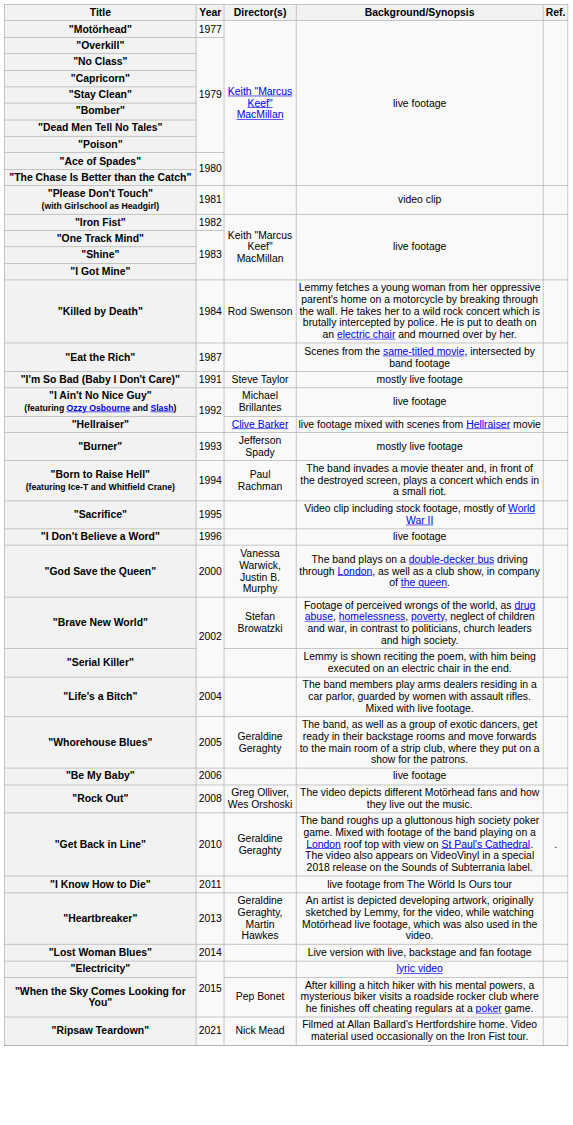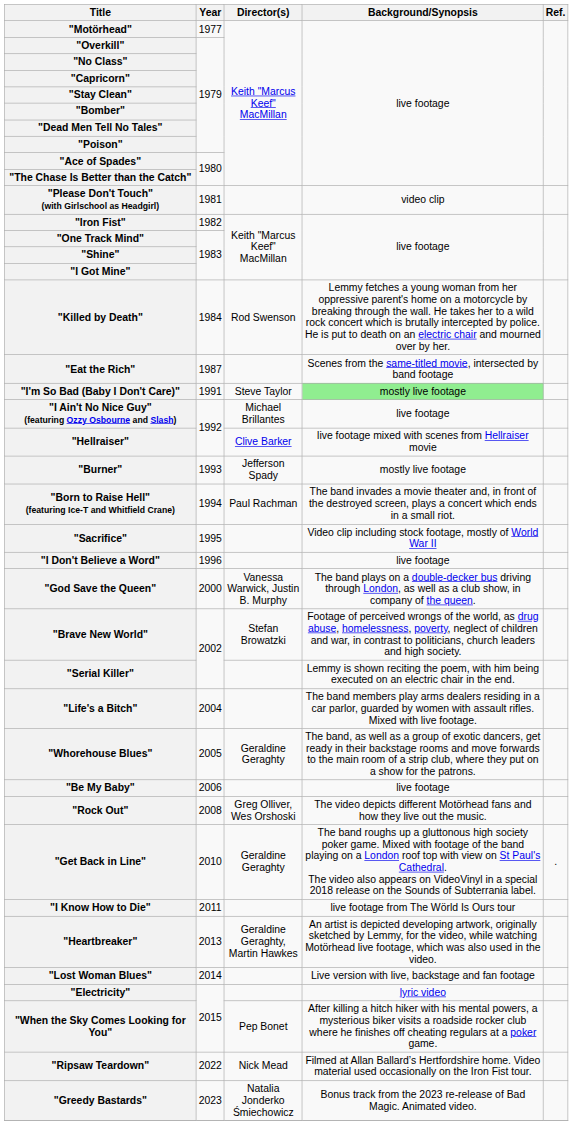(420, 379) no background -> (423, 391) lightgreen background
(210, 1031) 2021 -> (210, 1066) 2022
+ row: (100, 1100)
